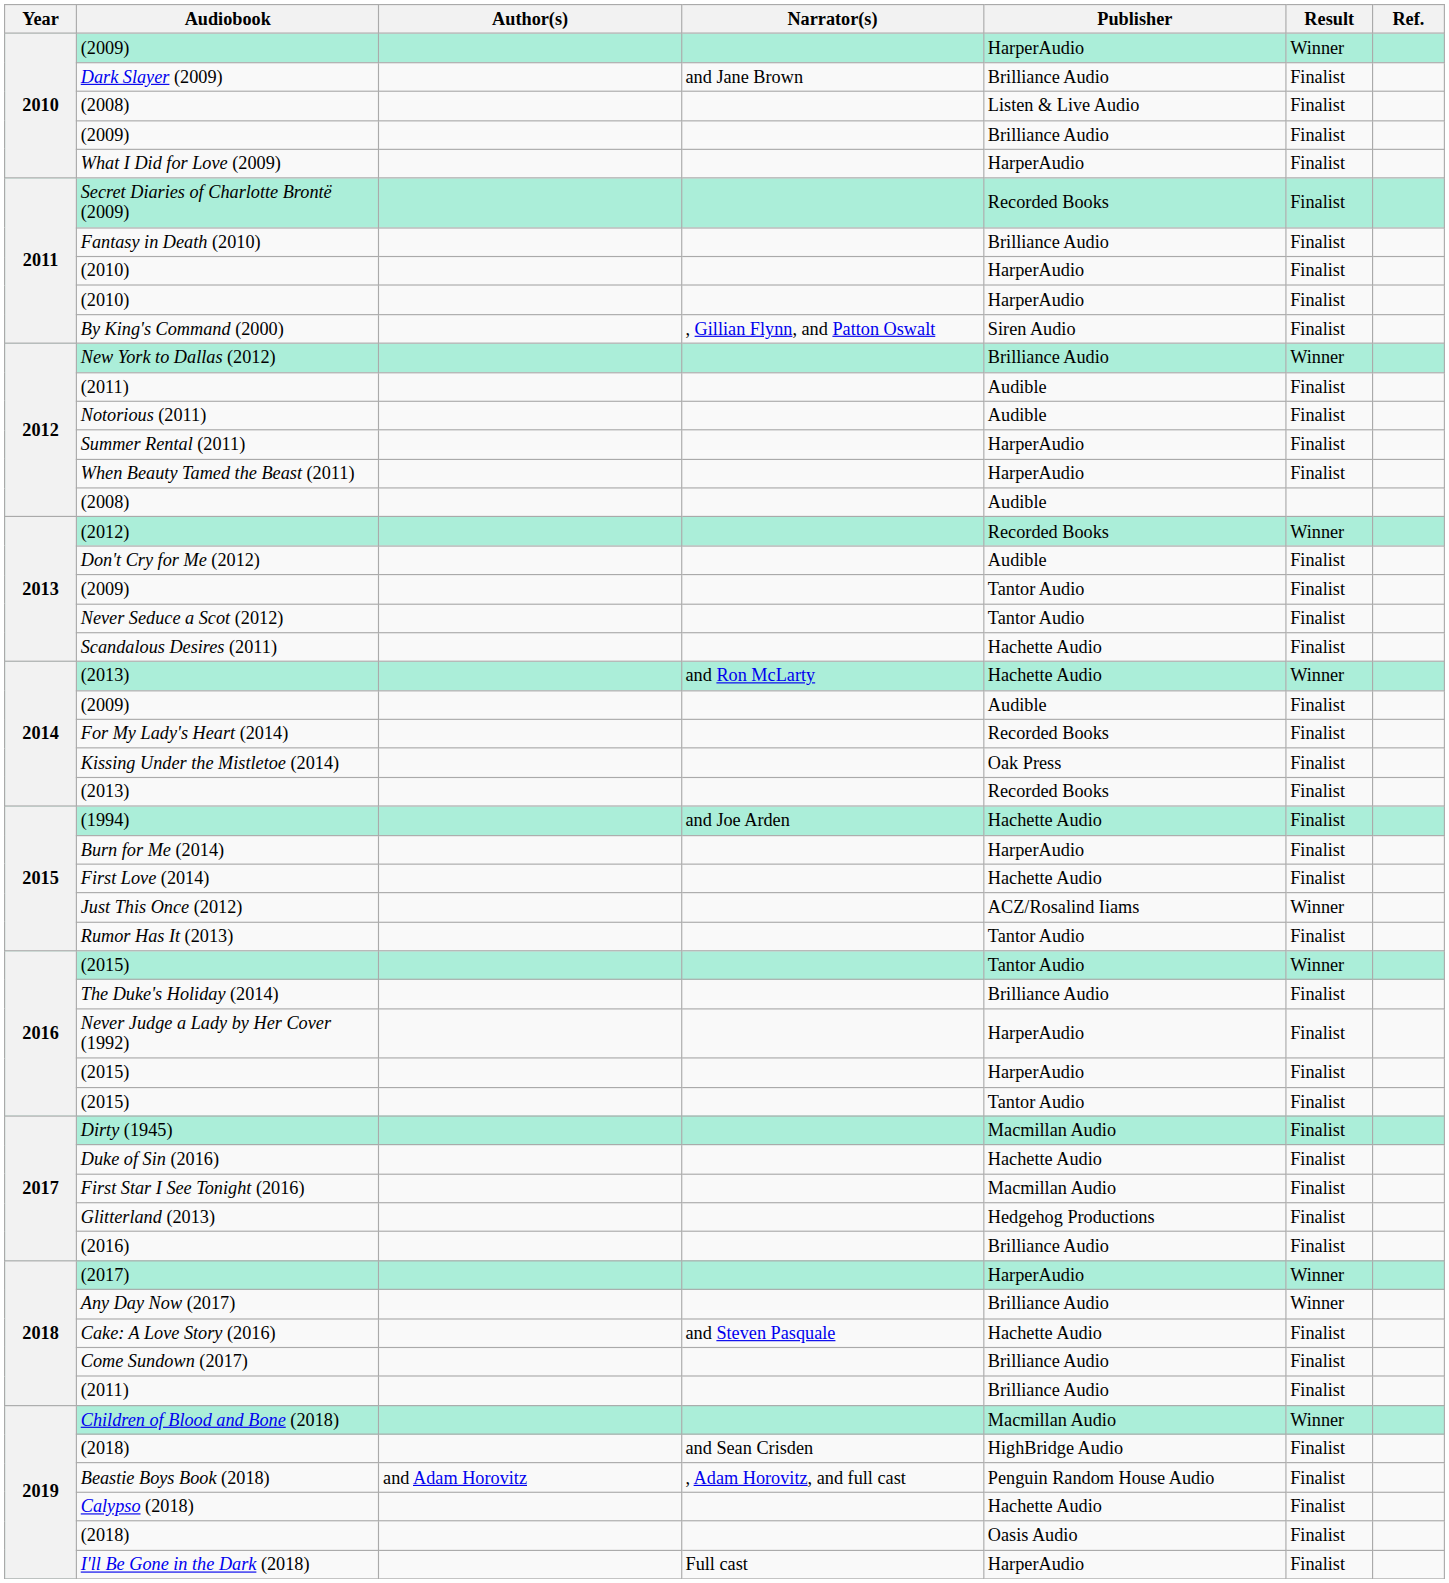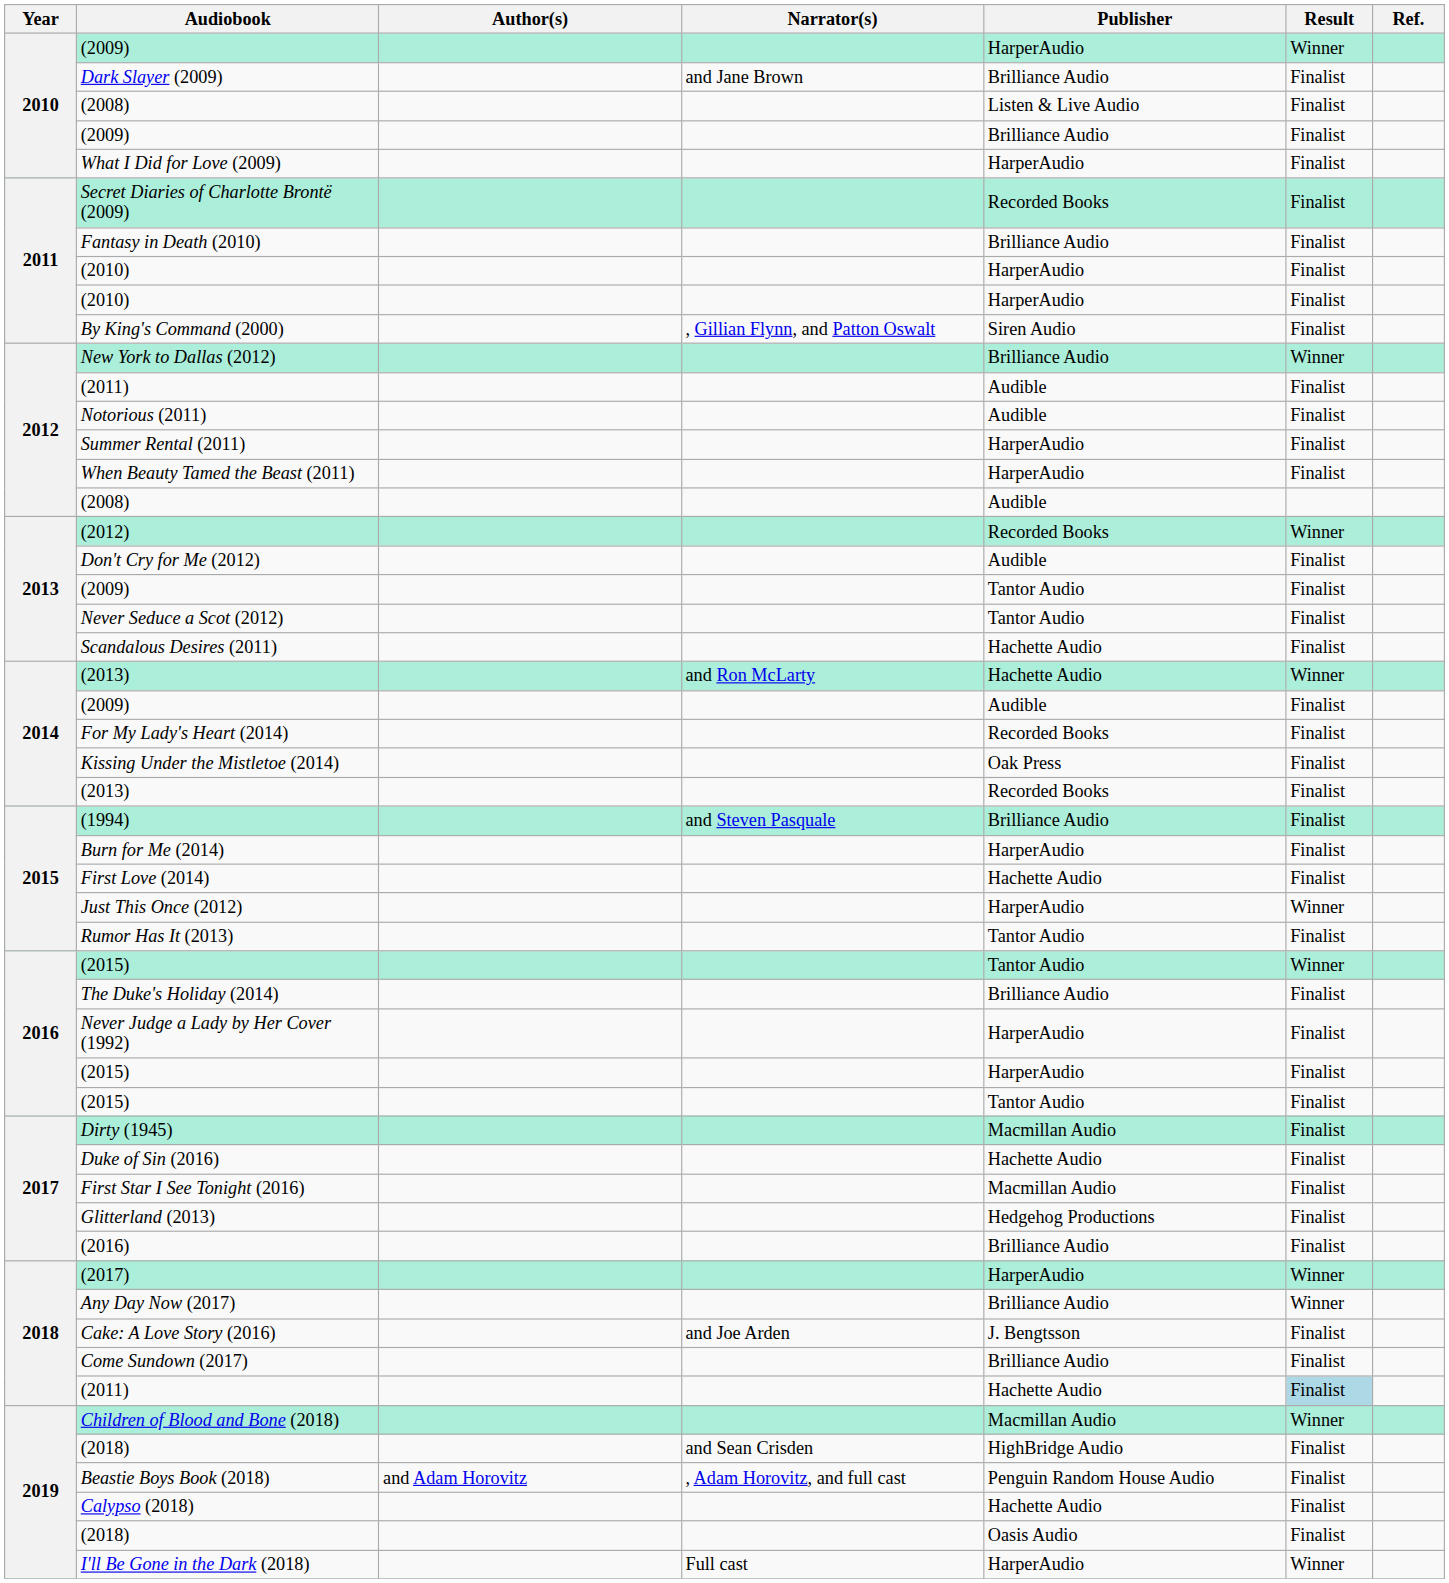(738, 820) and Joe Arden -> (760, 820) and Steven Pasquale
(1045, 820) Hachette Audio -> (1048, 820) Brilliance Audio
(1064, 907) ACZ/Rosalind Iiams -> (1036, 907) HarperAudio
(760, 1332) and Steven Pasquale -> (738, 1332) and Joe Arden
(1045, 1332) Hachette Audio -> (1034, 1332) J. Bengtsson
(1048, 1390) Brilliance Audio -> (1045, 1390) Hachette Audio
(1318, 1390) no background -> (1318, 1390) lightblue background
(1318, 1564) Finalist -> (1317, 1564) Winner
